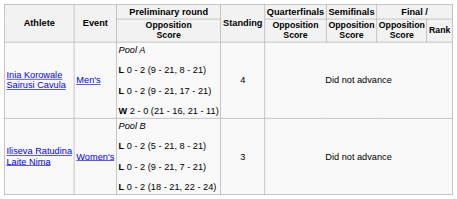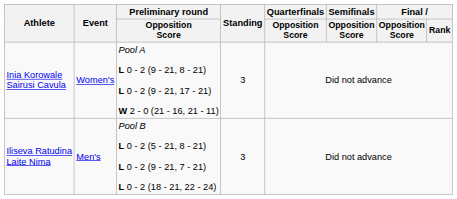(88, 81) Men's -> (95, 81) Women's
(243, 81) 4 -> (243, 81) 3
(95, 157) Women's -> (88, 157) Men's
